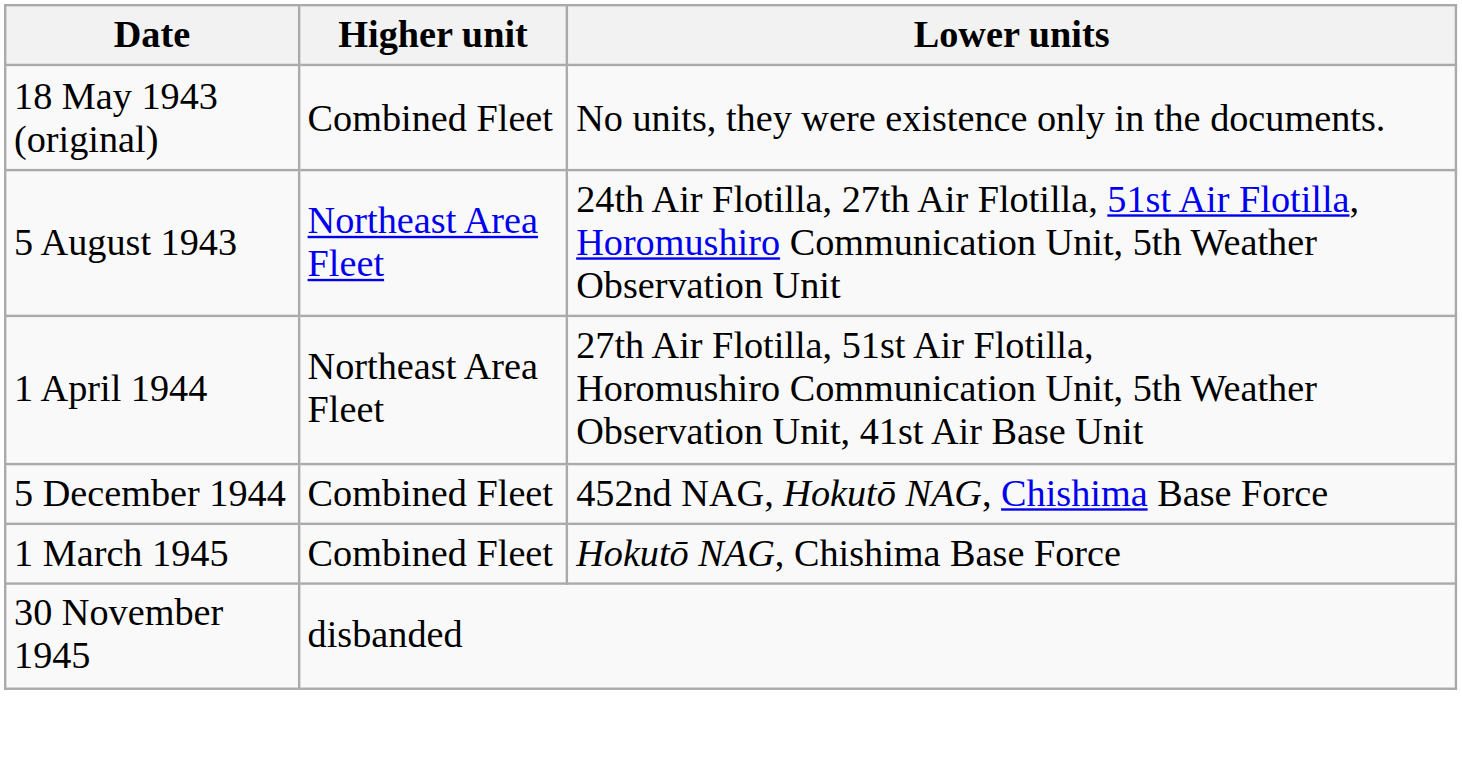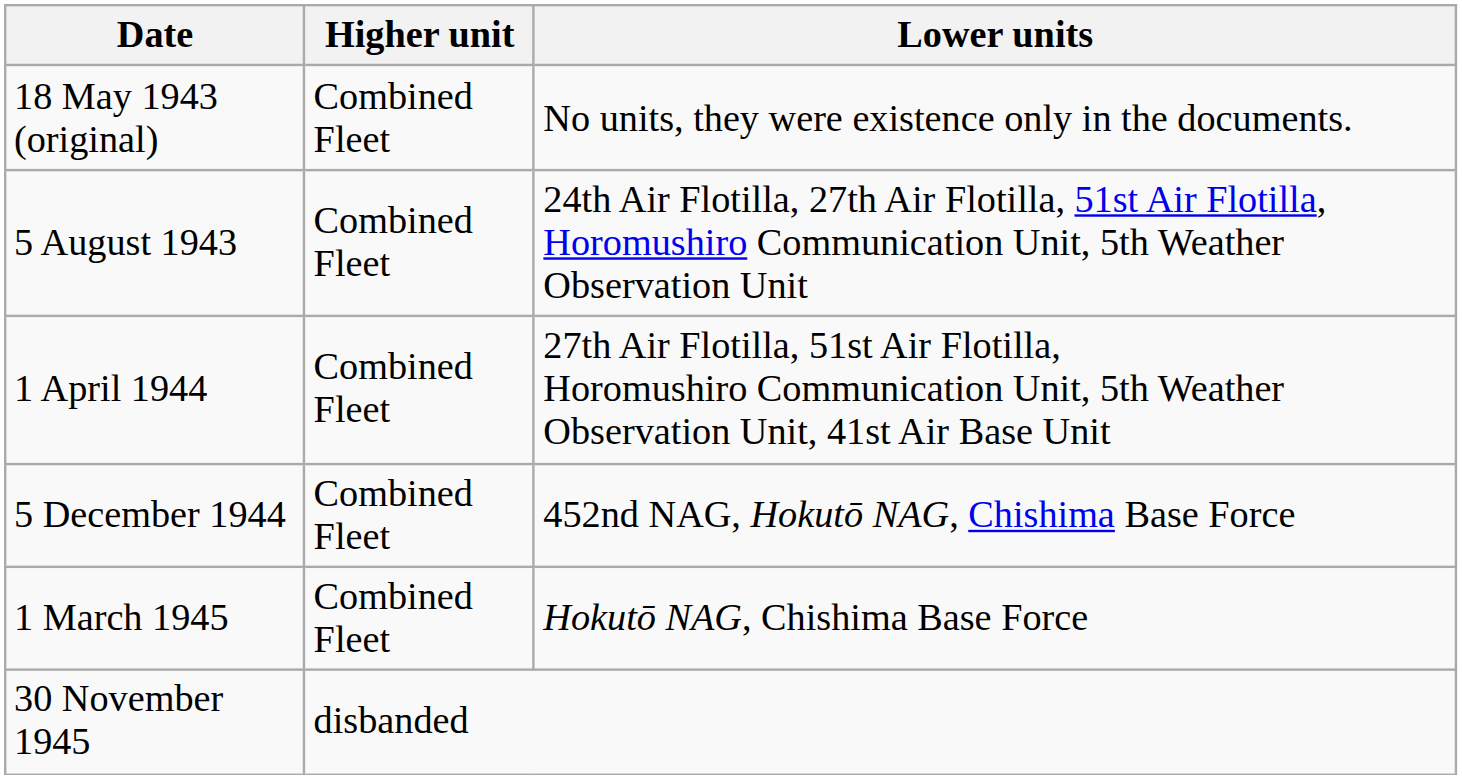(423, 242) Northeast Area Fleet -> (393, 242) Combined Fleet
(423, 388) Northeast Area Fleet -> (393, 388) Combined Fleet
